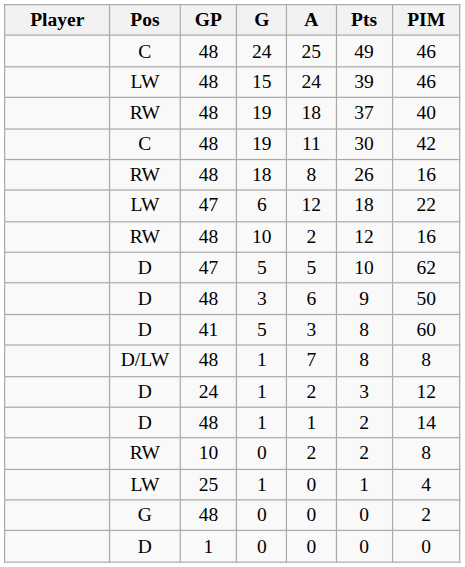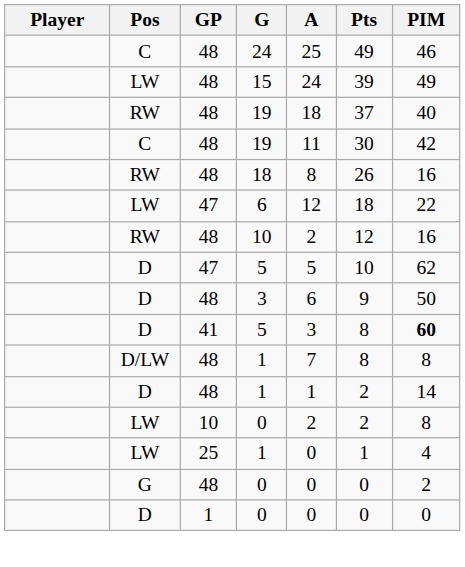(426, 81) 46 -> (426, 81) 49
(426, 329) normal -> (426, 329) bold
- row: (208, 391)
(145, 453) RW -> (145, 422) LW
